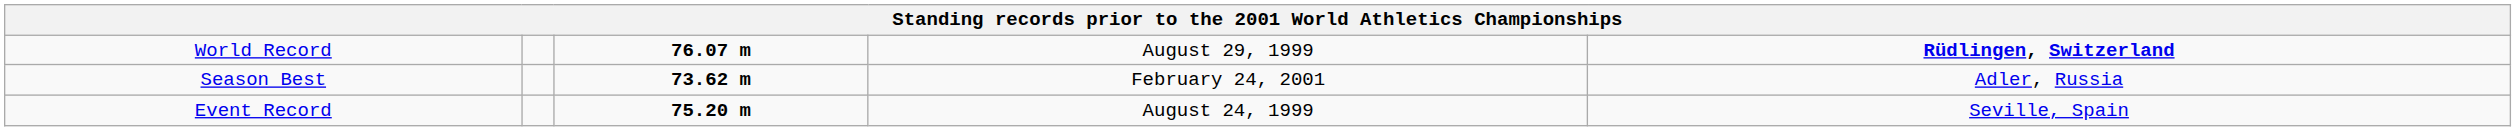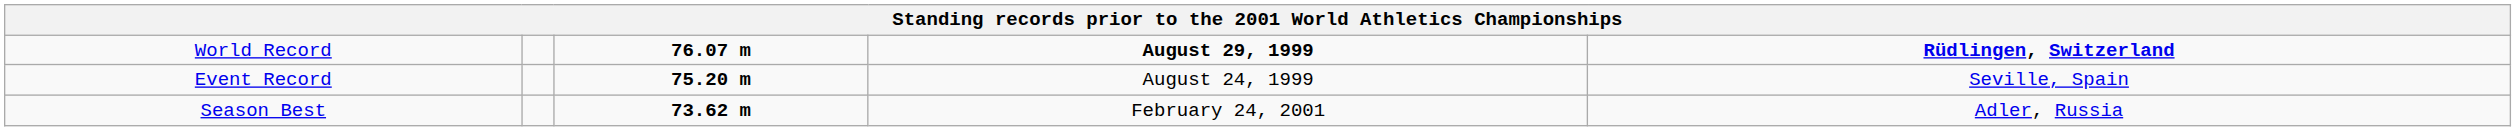(1228, 50) normal -> (1228, 50) bold
rows swapped: (263, 111) <-> (263, 81)
